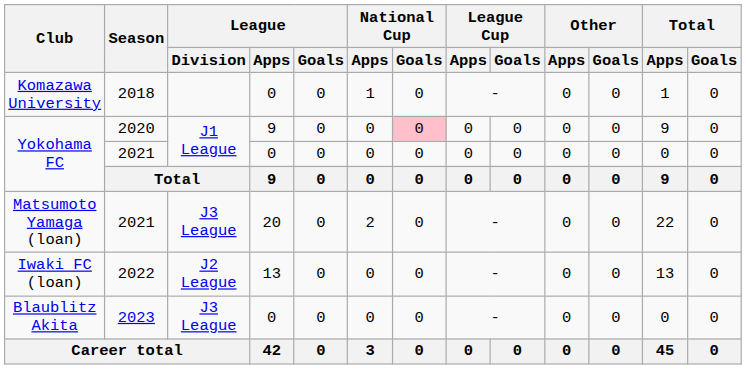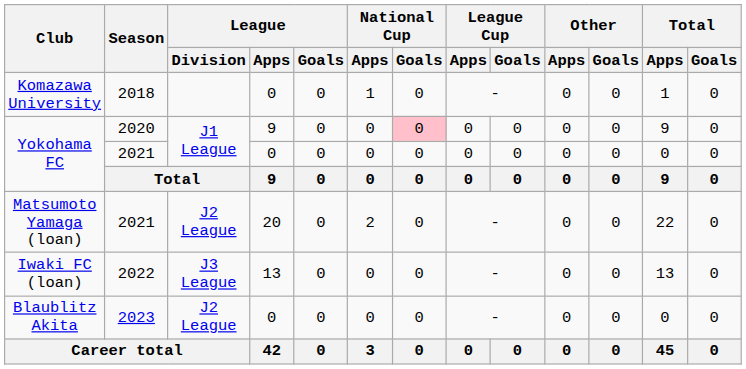(209, 222) J3 League -> (209, 222) J2 League
(209, 274) J2 League -> (209, 274) J3 League
(209, 317) J3 League -> (209, 317) J2 League
